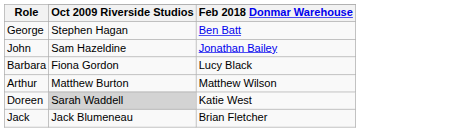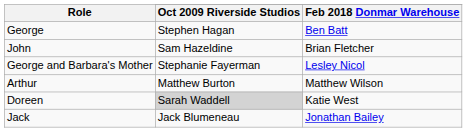(238, 48) Jonathan Bailey -> (339, 48) Brian Fletcher
+ row: (80, 65)
- row: (27, 65)
(233, 118) Brian Fletcher -> (344, 118) Jonathan Bailey
